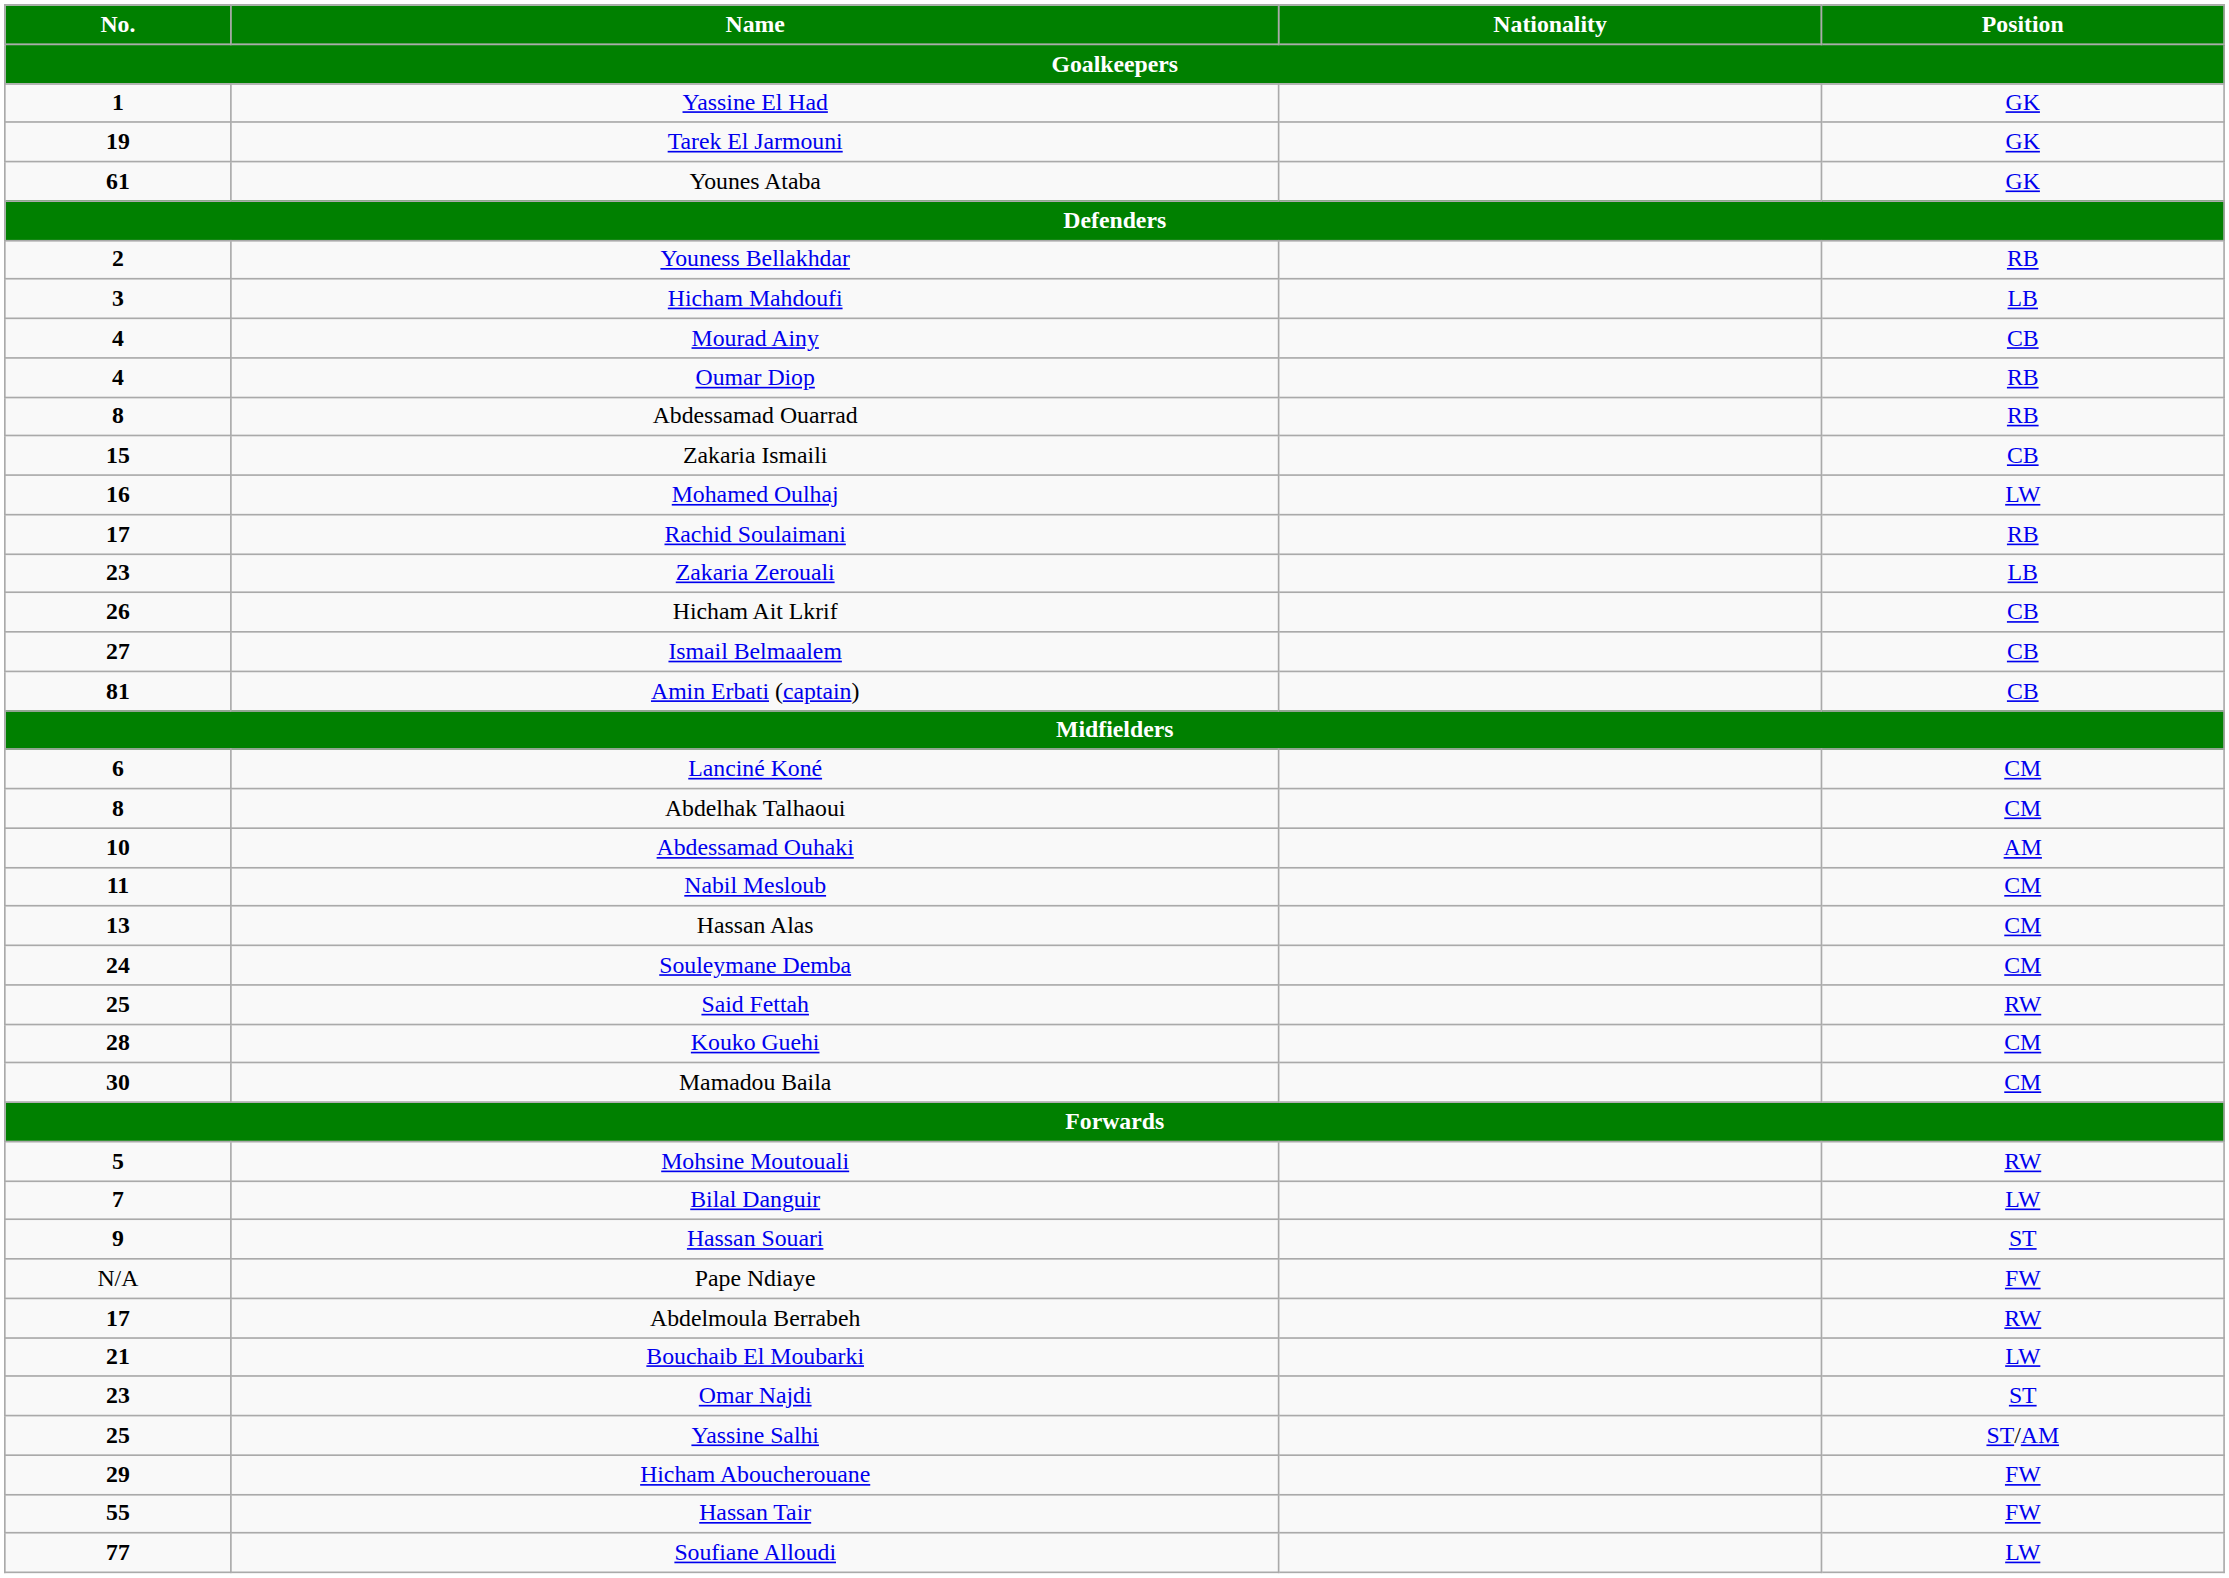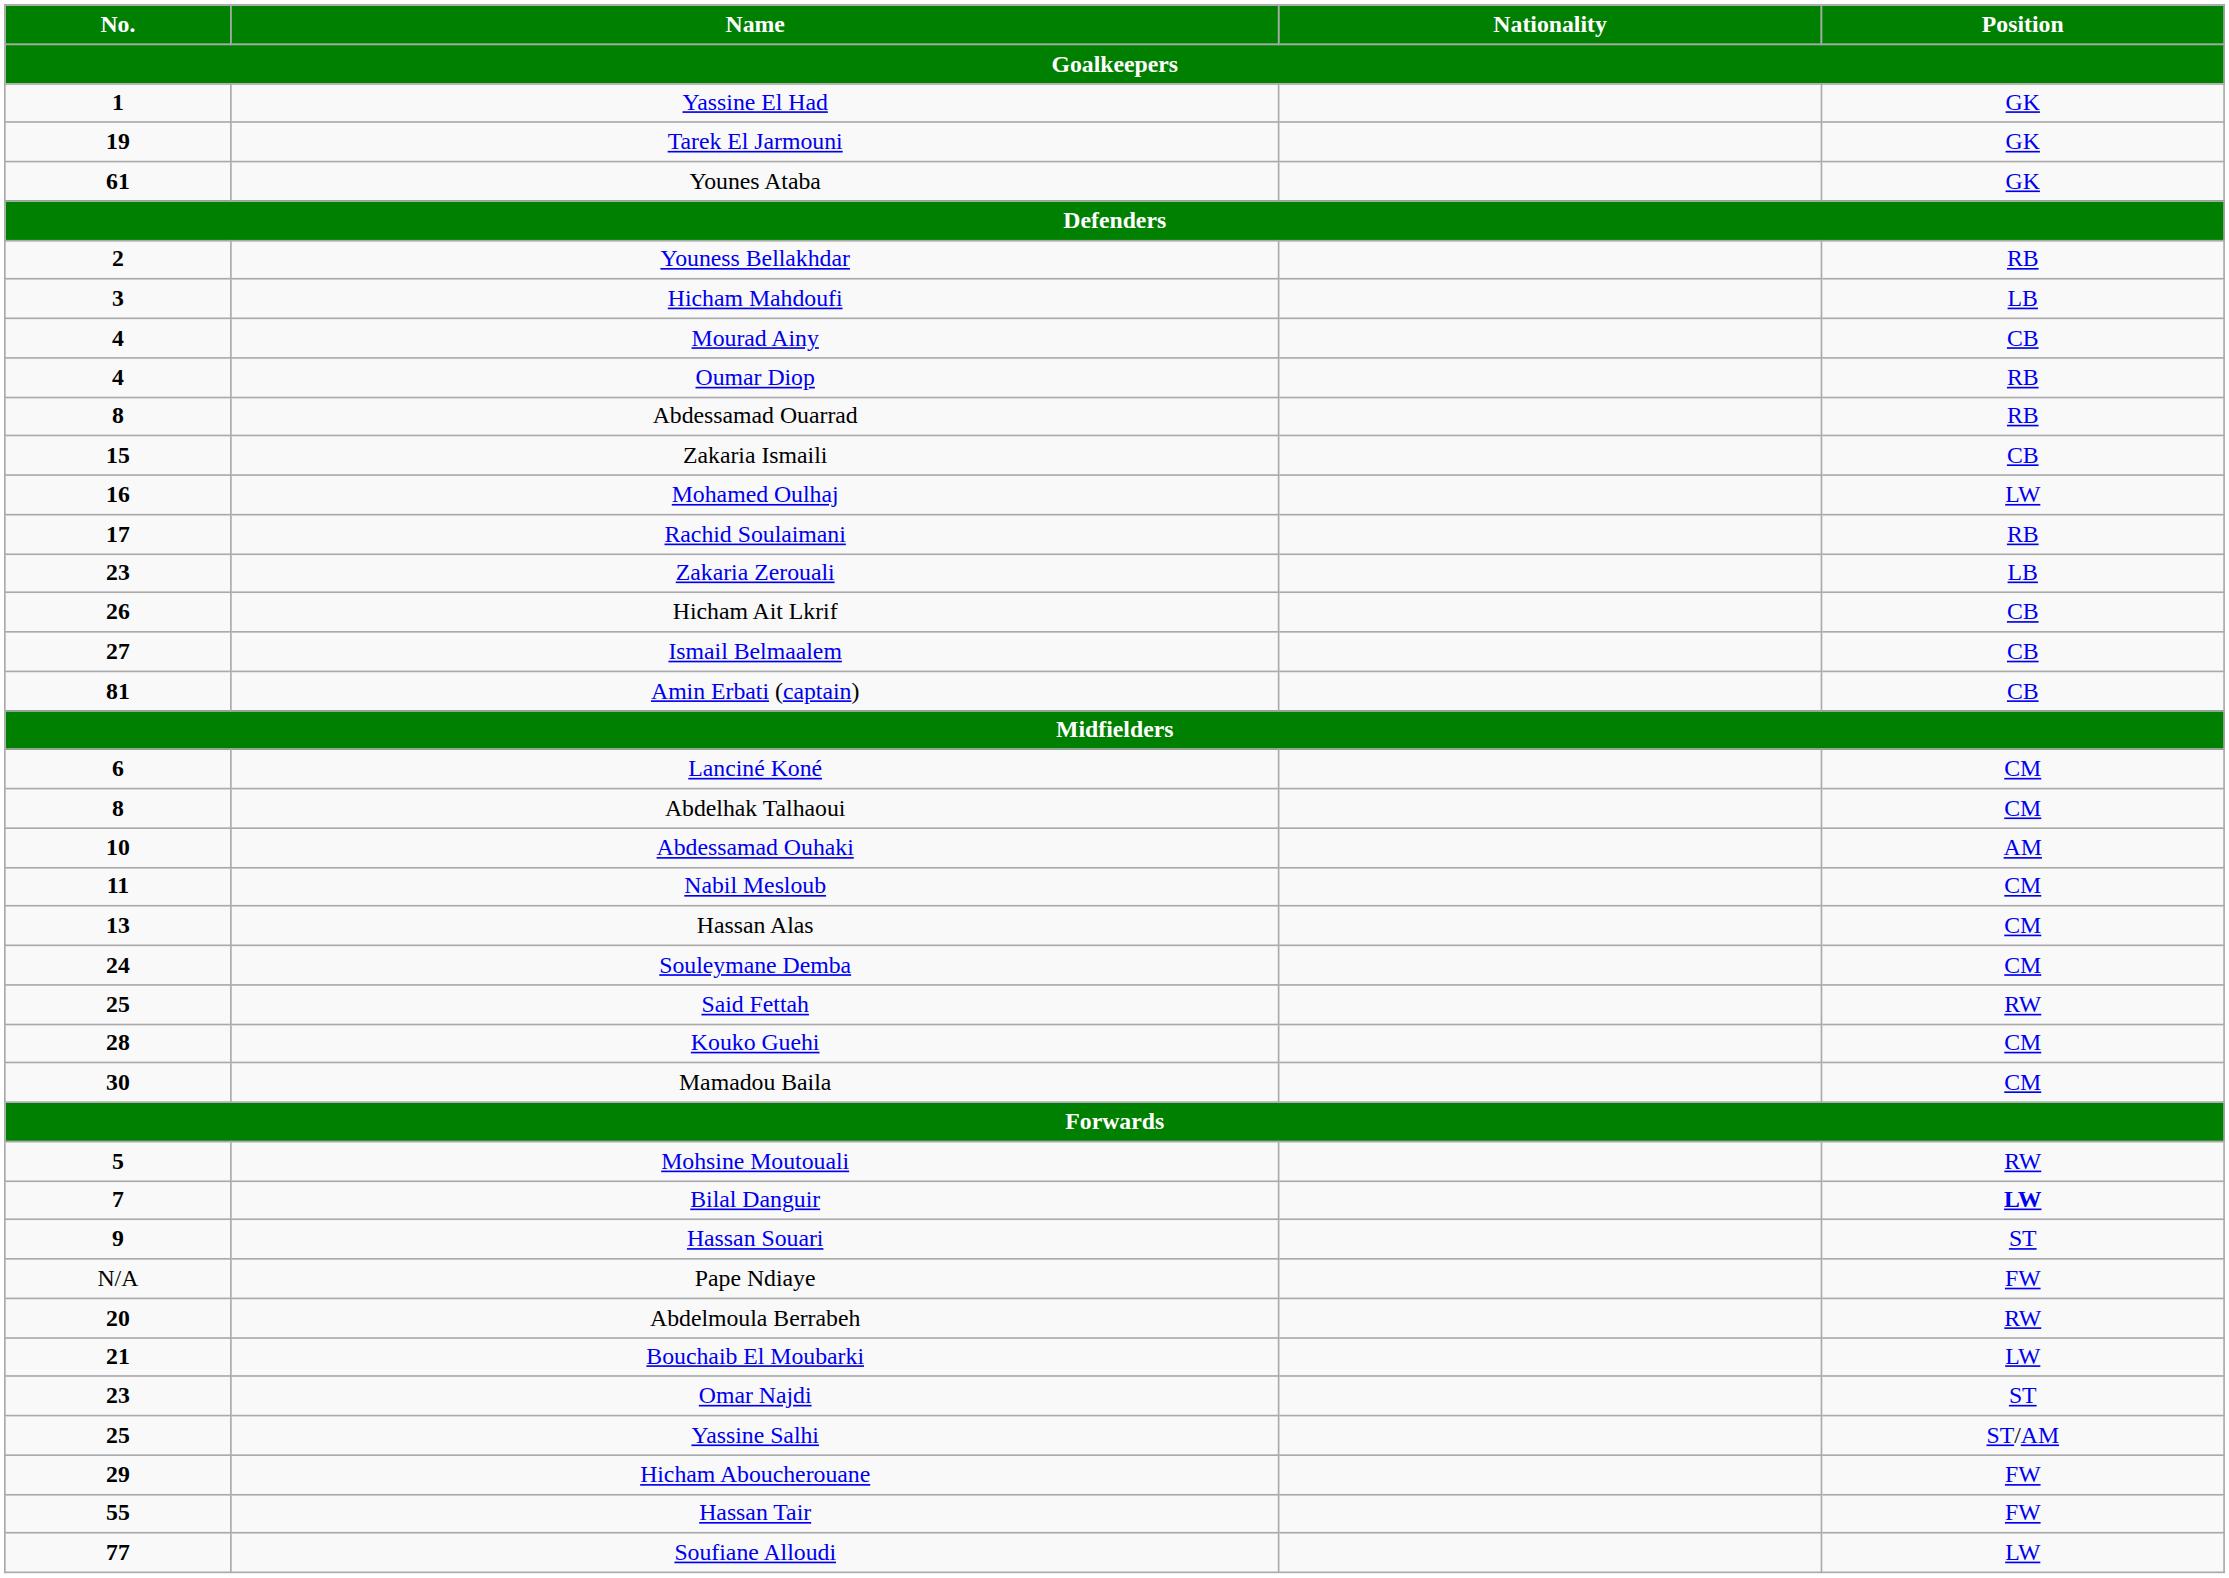(2023, 1200) normal -> (2023, 1200) bold
(118, 1317) 17 -> (118, 1317) 20
